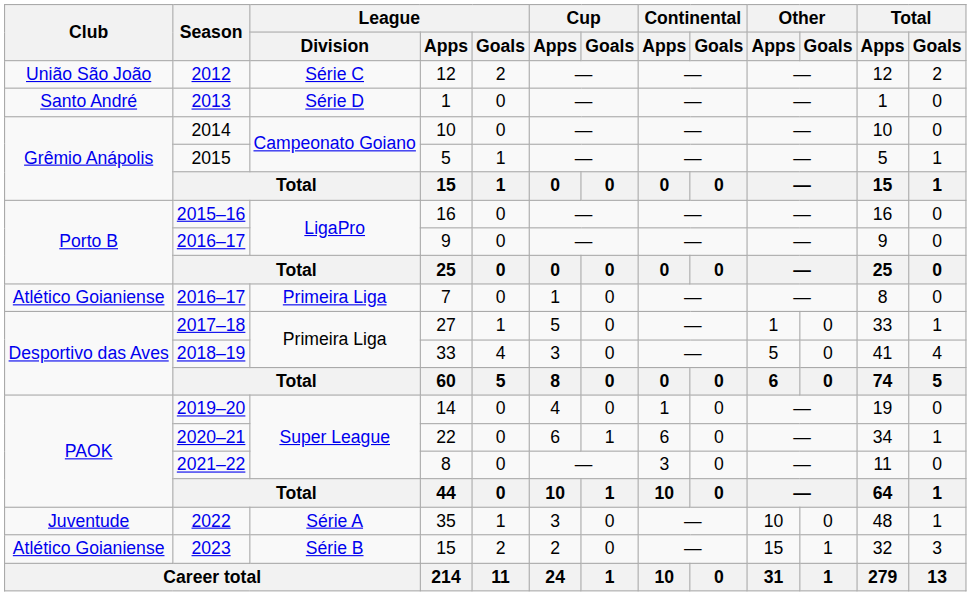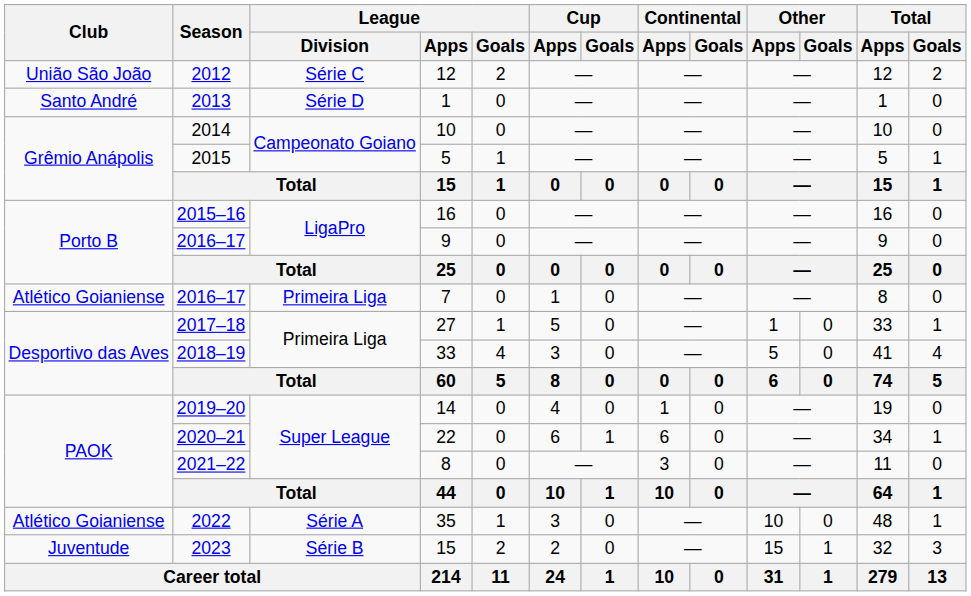(89, 520) Juventude -> (89, 520) Atlético Goianiense
(89, 548) Atlético Goianiense -> (89, 548) Juventude
